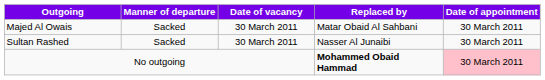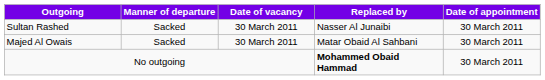rows swapped: (39, 27) <-> (38, 42)
(492, 63) pink background -> (492, 63) no background
